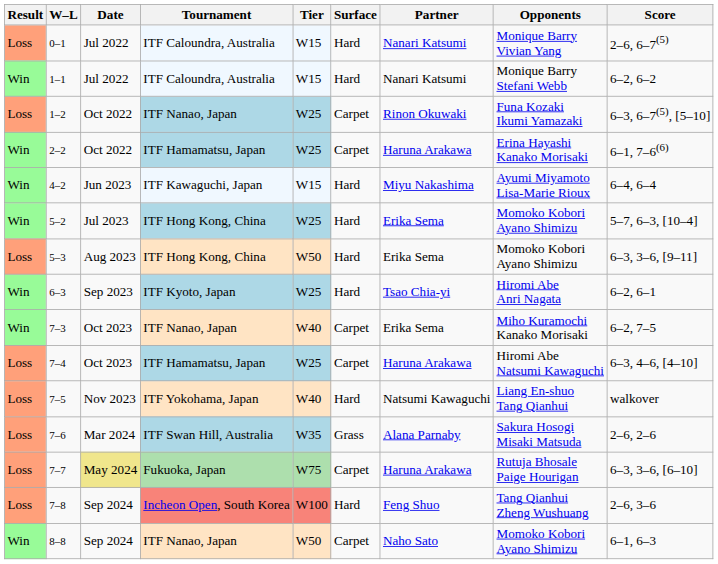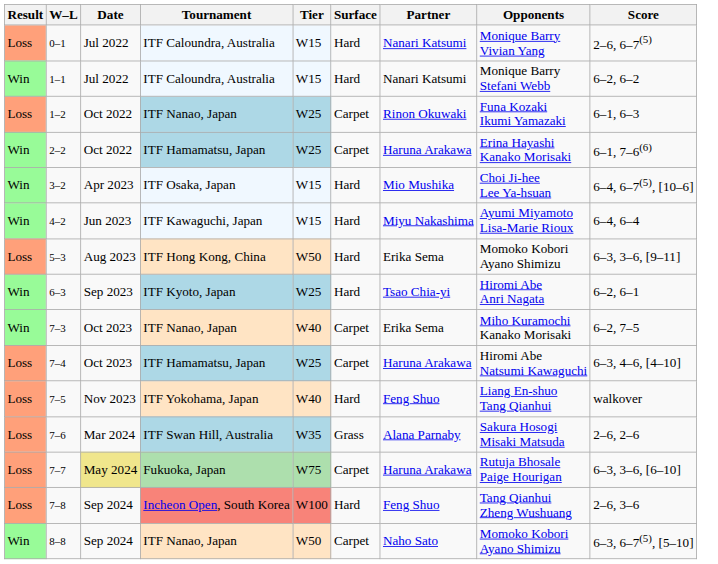(660, 114) 6–3, 6–7(5), [5–10] -> (616, 114) 6–1, 6–3
+ row: (57, 186)
- row: (57, 221)
(437, 398) Natsumi Kawaguchi -> (411, 398) Feng Shuo
(633, 541) 6–1, 6–3 -> (643, 541) 6–3, 6–7(5), [5–10]
